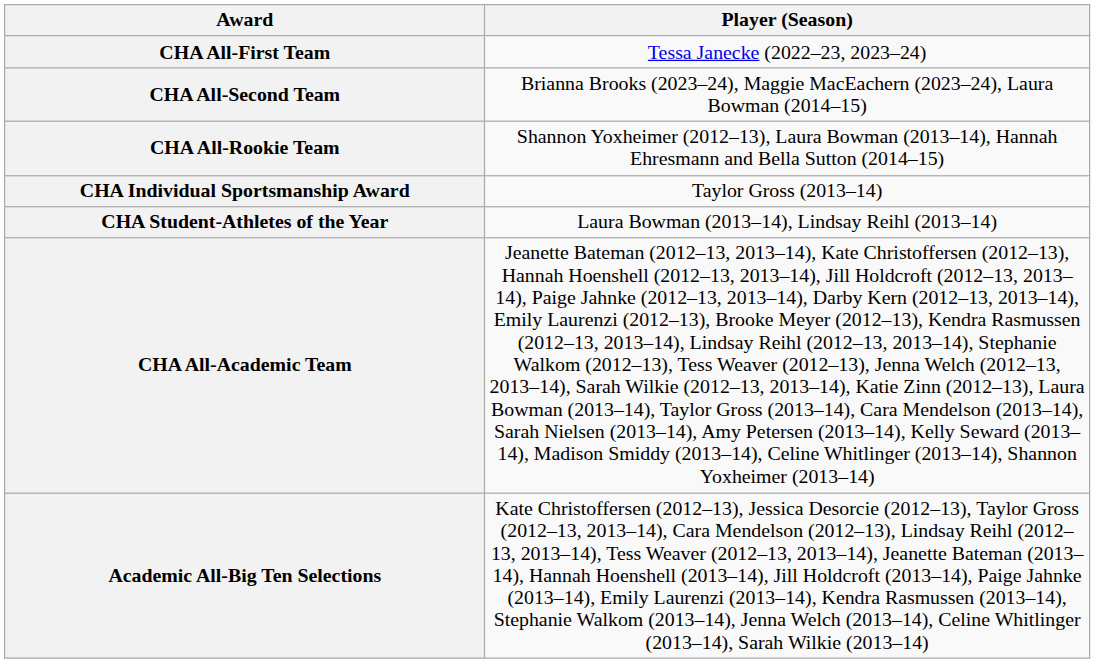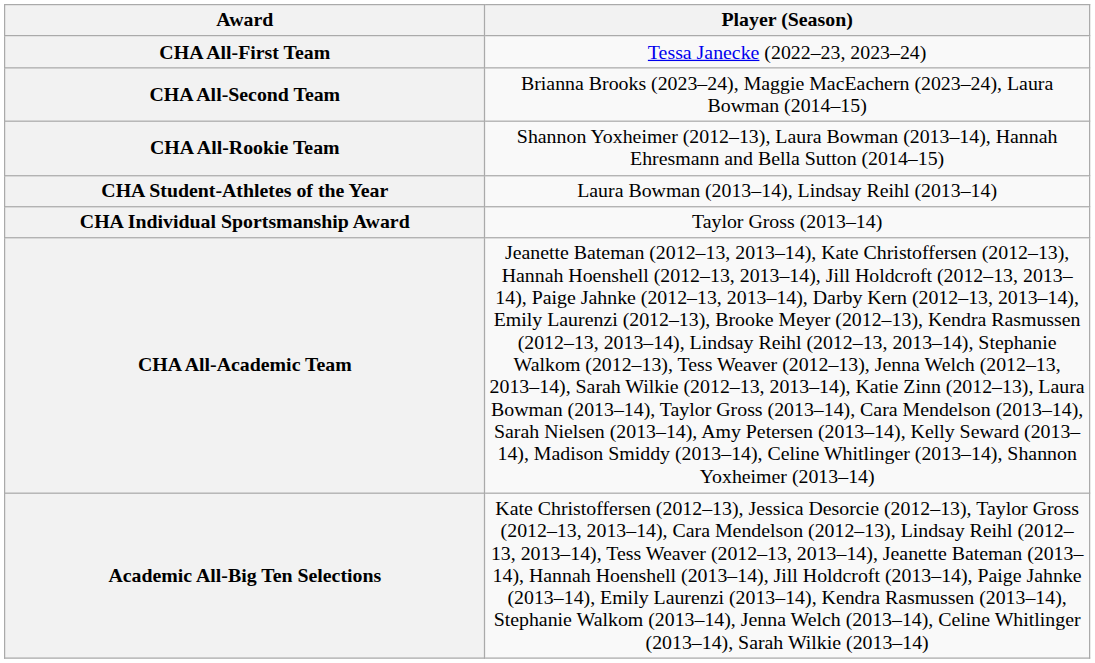rows swapped: (245, 190) <-> (245, 222)
